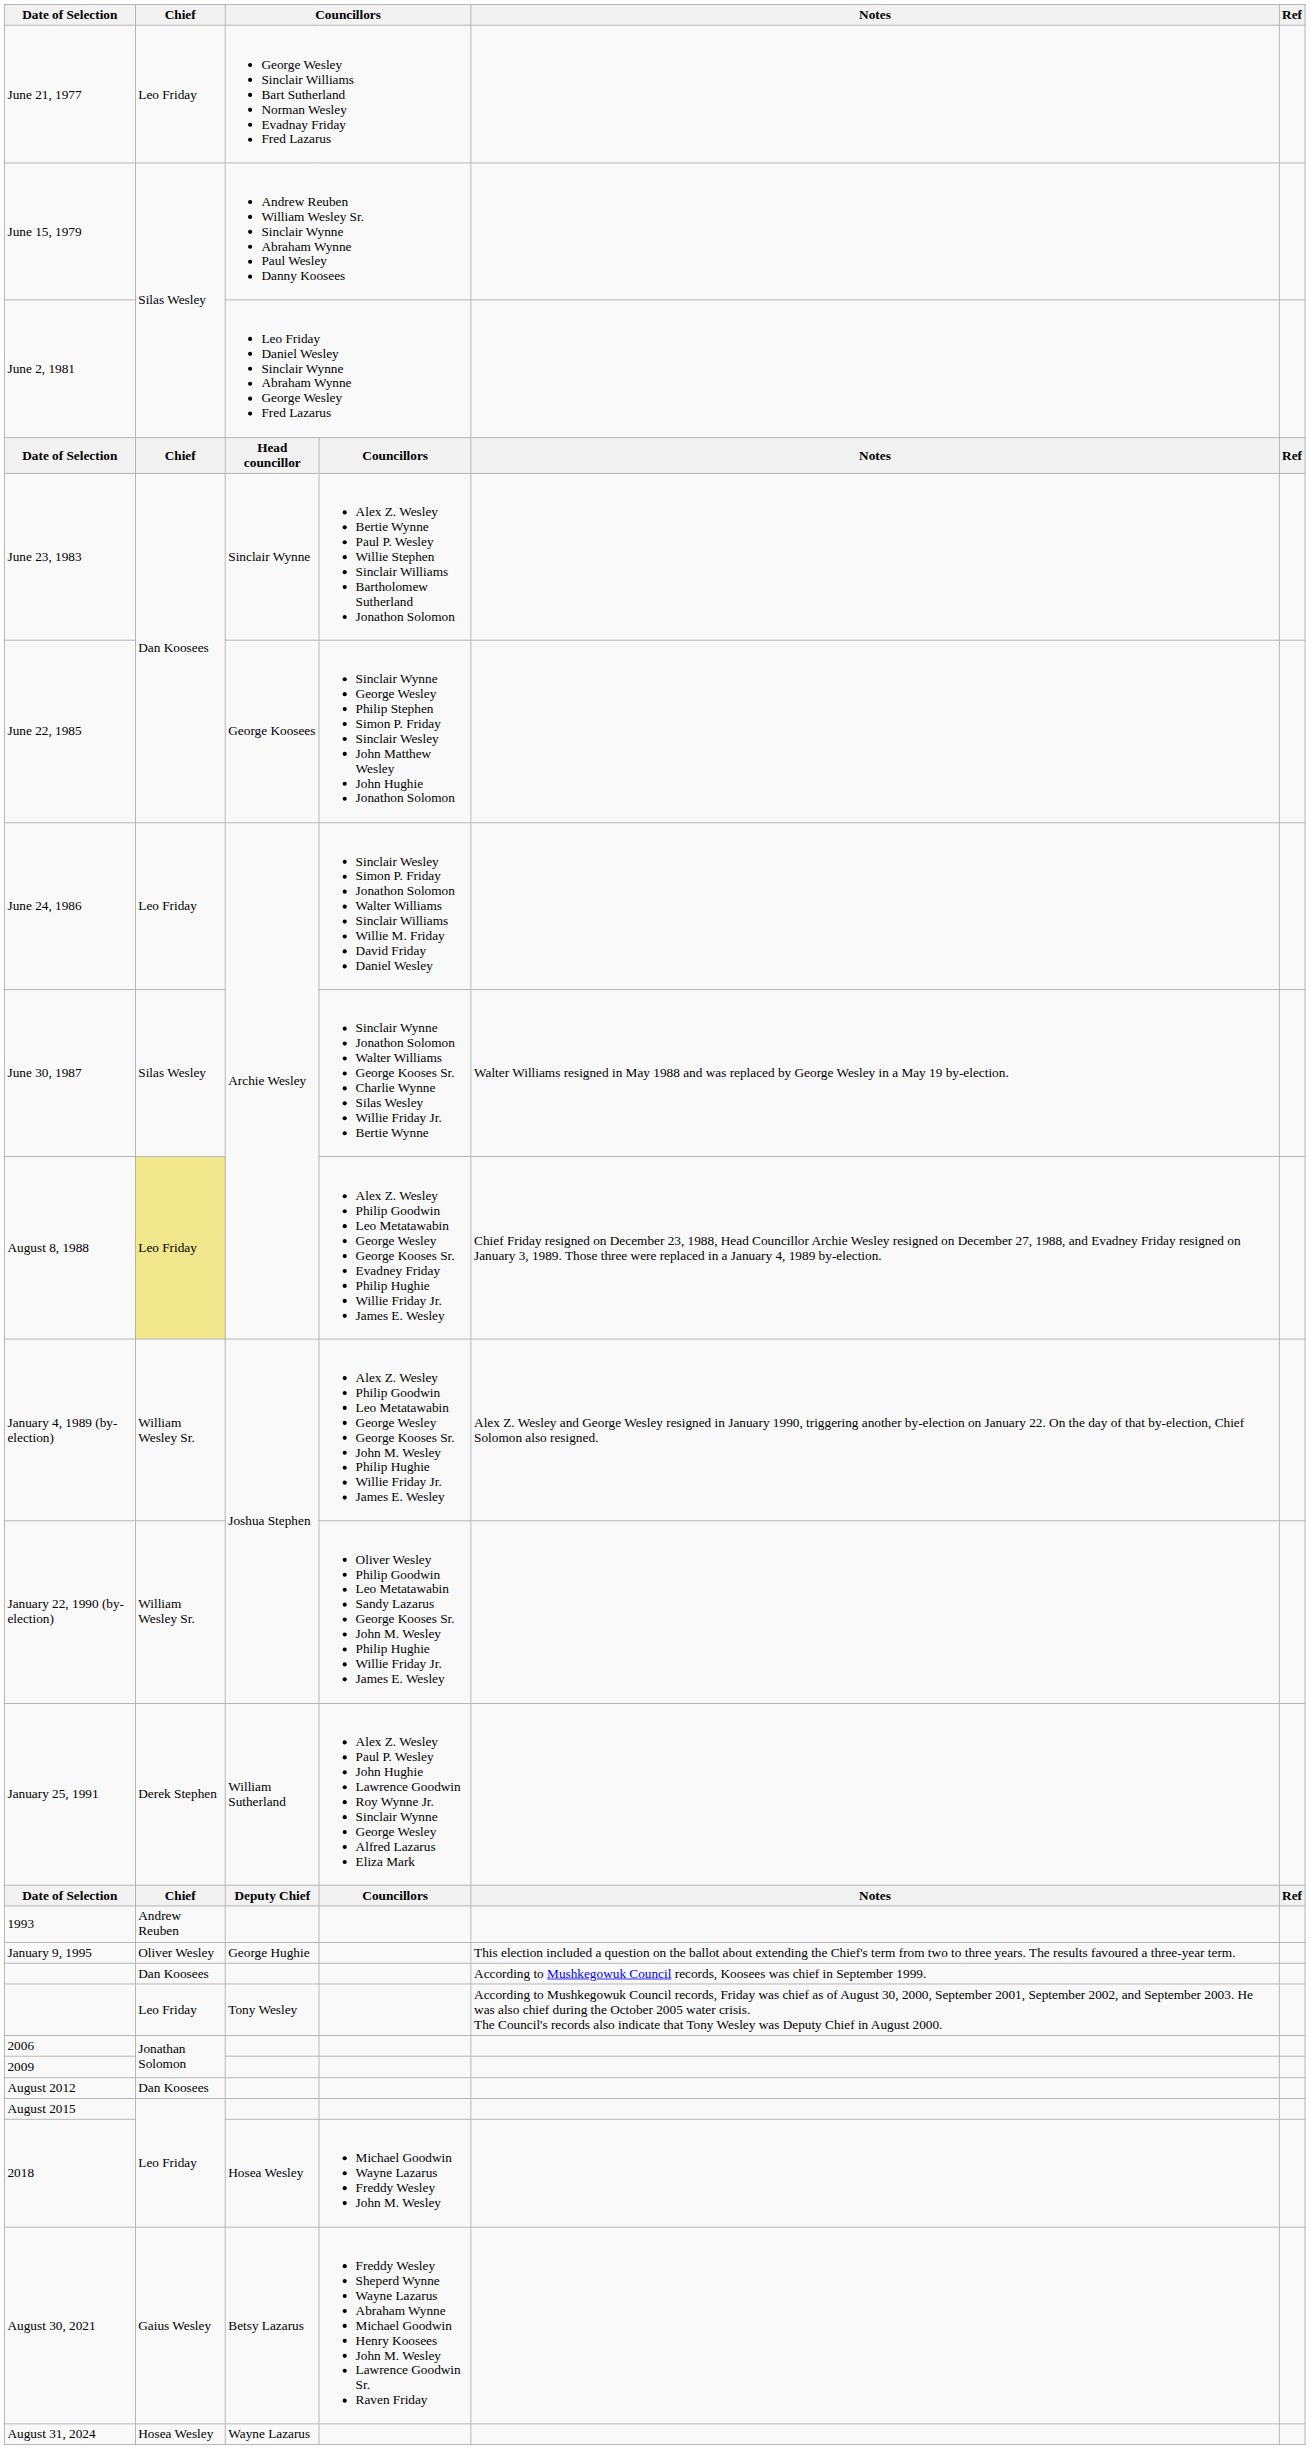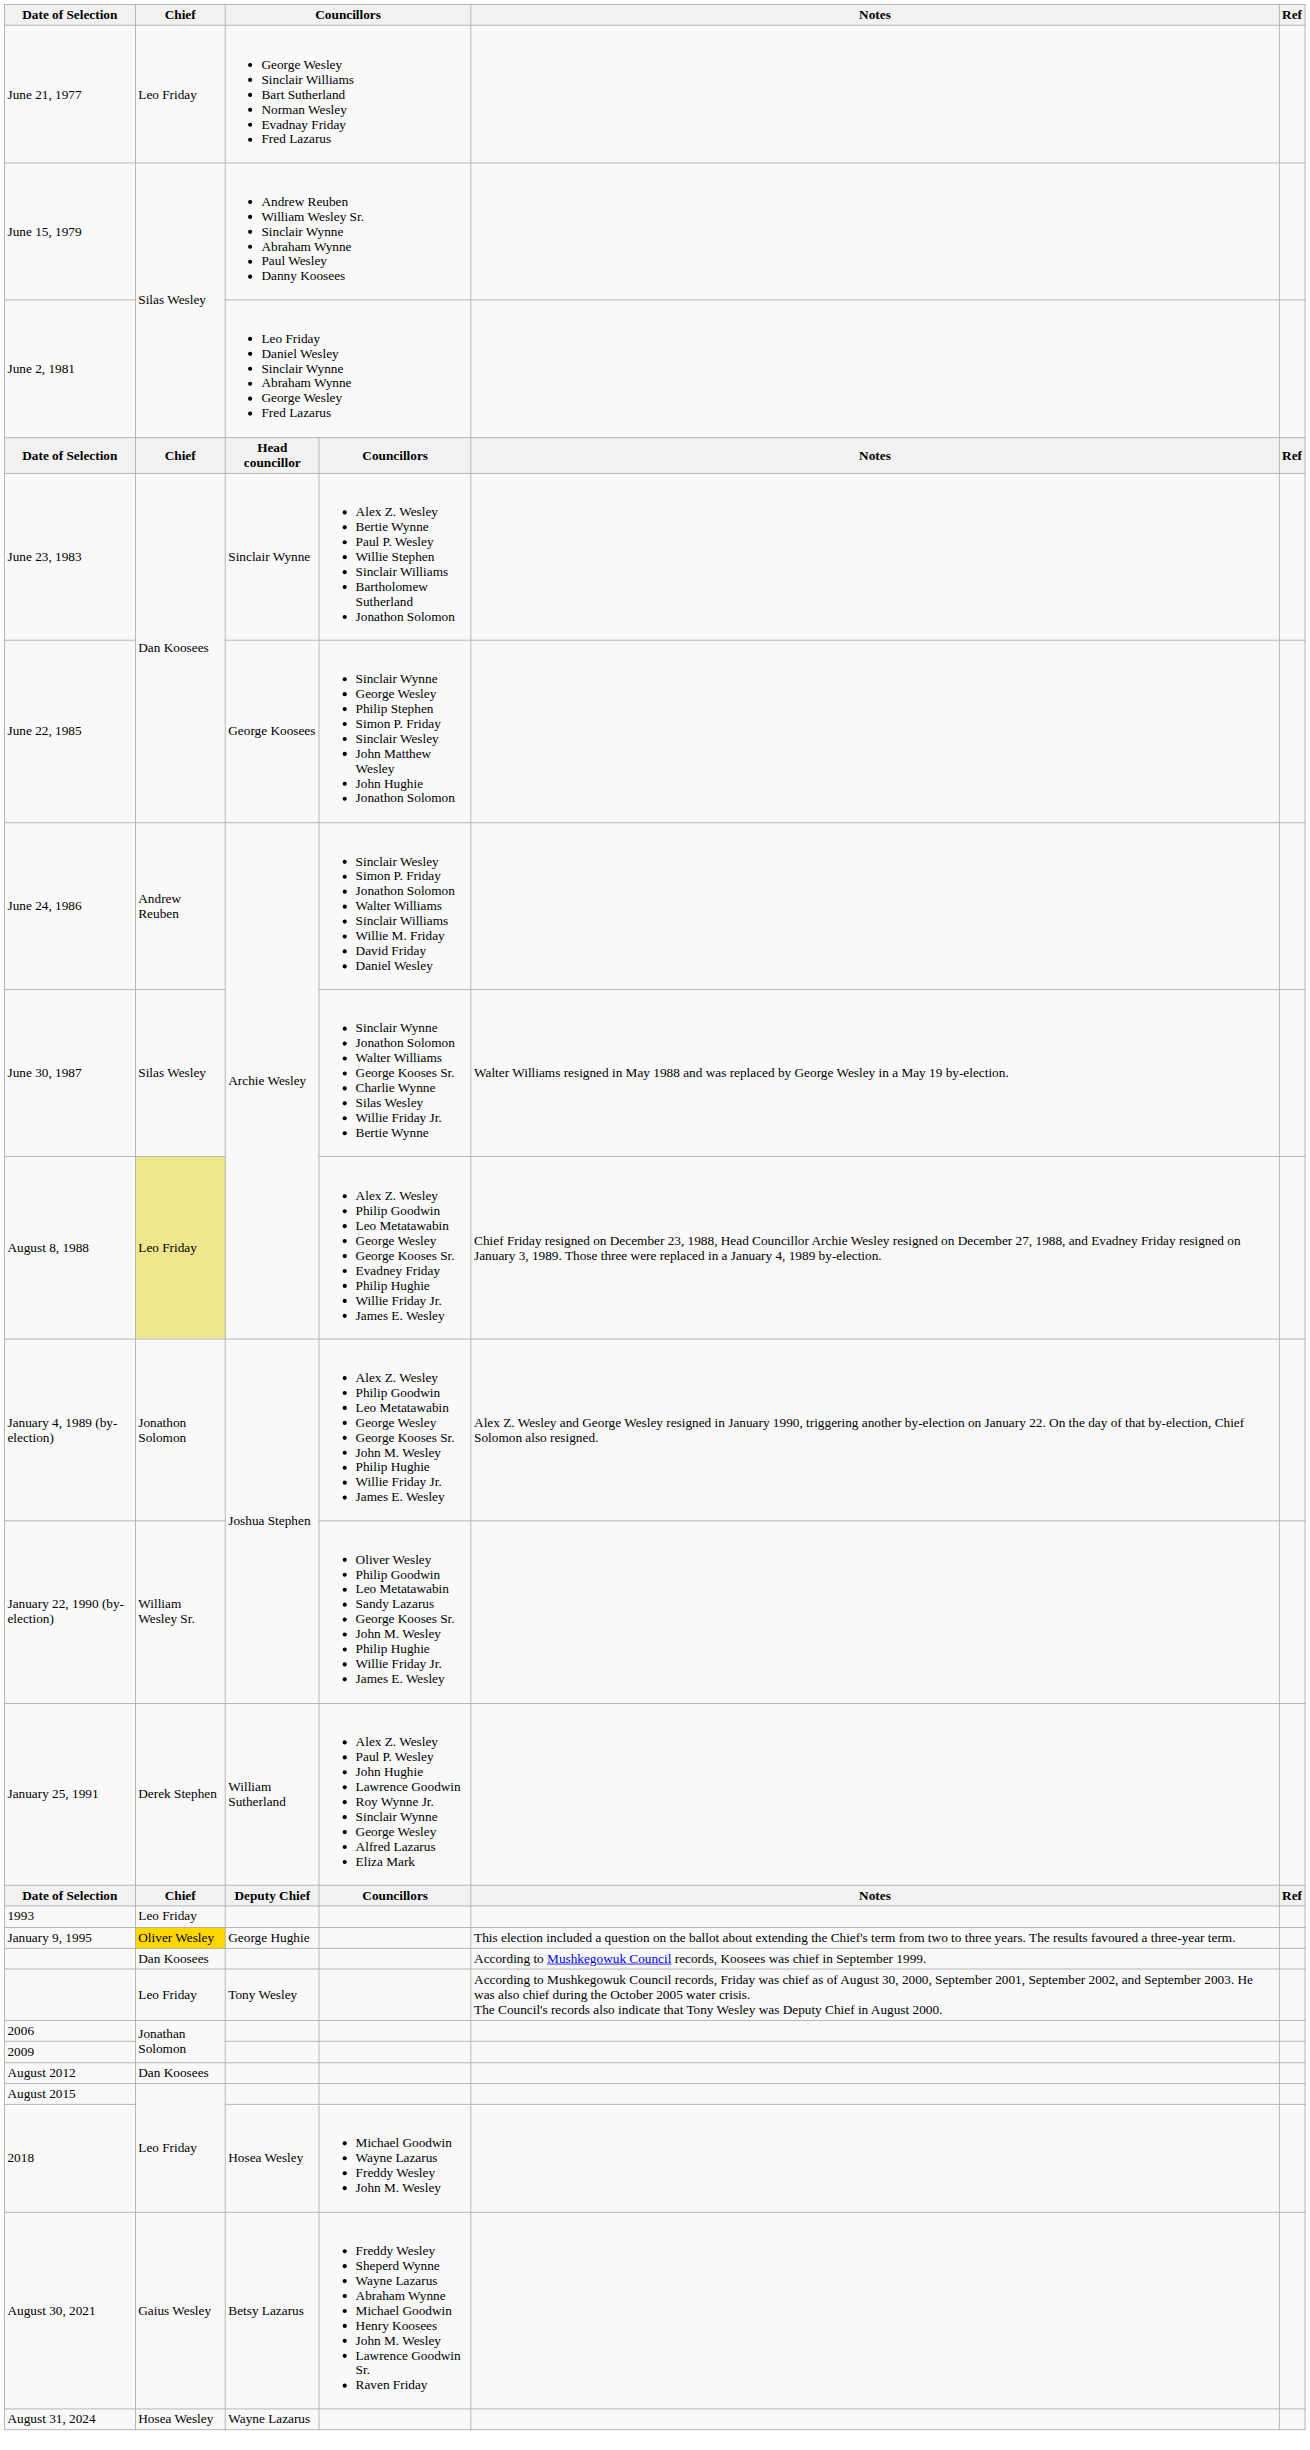(168, 906) Leo Friday -> (160, 906) Andrew Reuben
(167, 1429) William Wesley Sr. -> (162, 1429) Jonathon Solomon
(160, 1924) Andrew Reuben -> (168, 1916) Leo Friday
(176, 1952) no background -> (176, 1937) gold background
